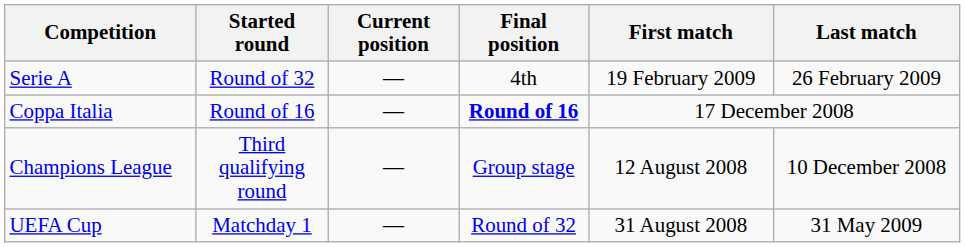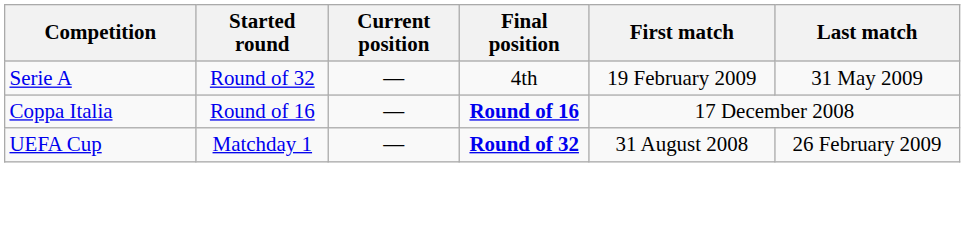(866, 77) 26 February 2009 -> (867, 77) 31 May 2009
- row: (91, 168)
(524, 224) normal -> (524, 144) bold
(866, 224) 31 May 2009 -> (867, 144) 26 February 2009
